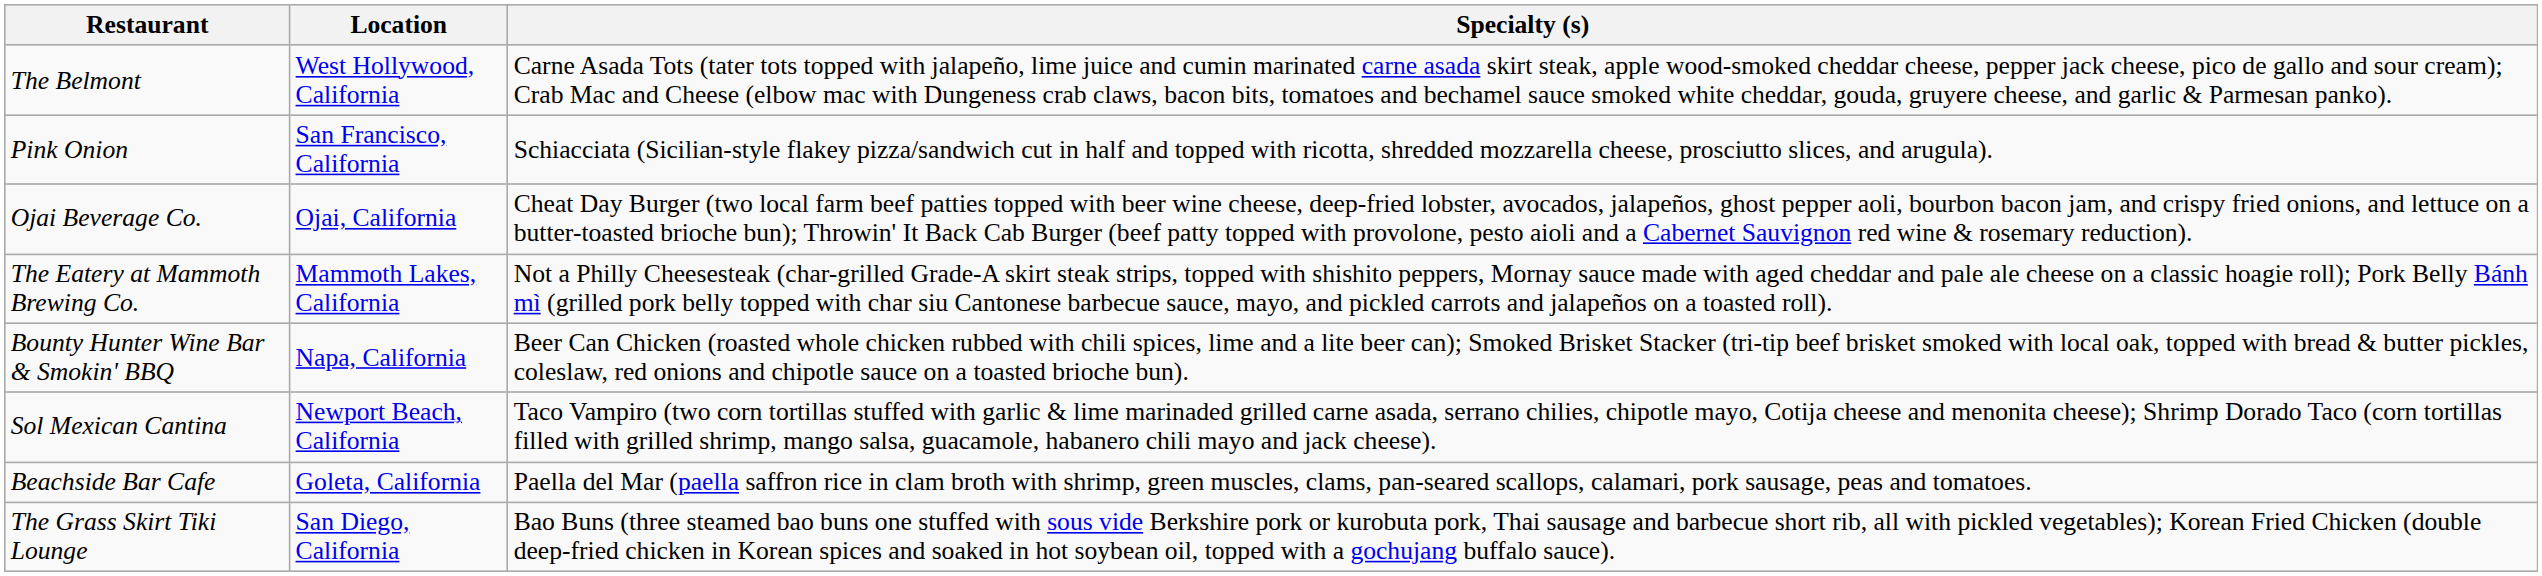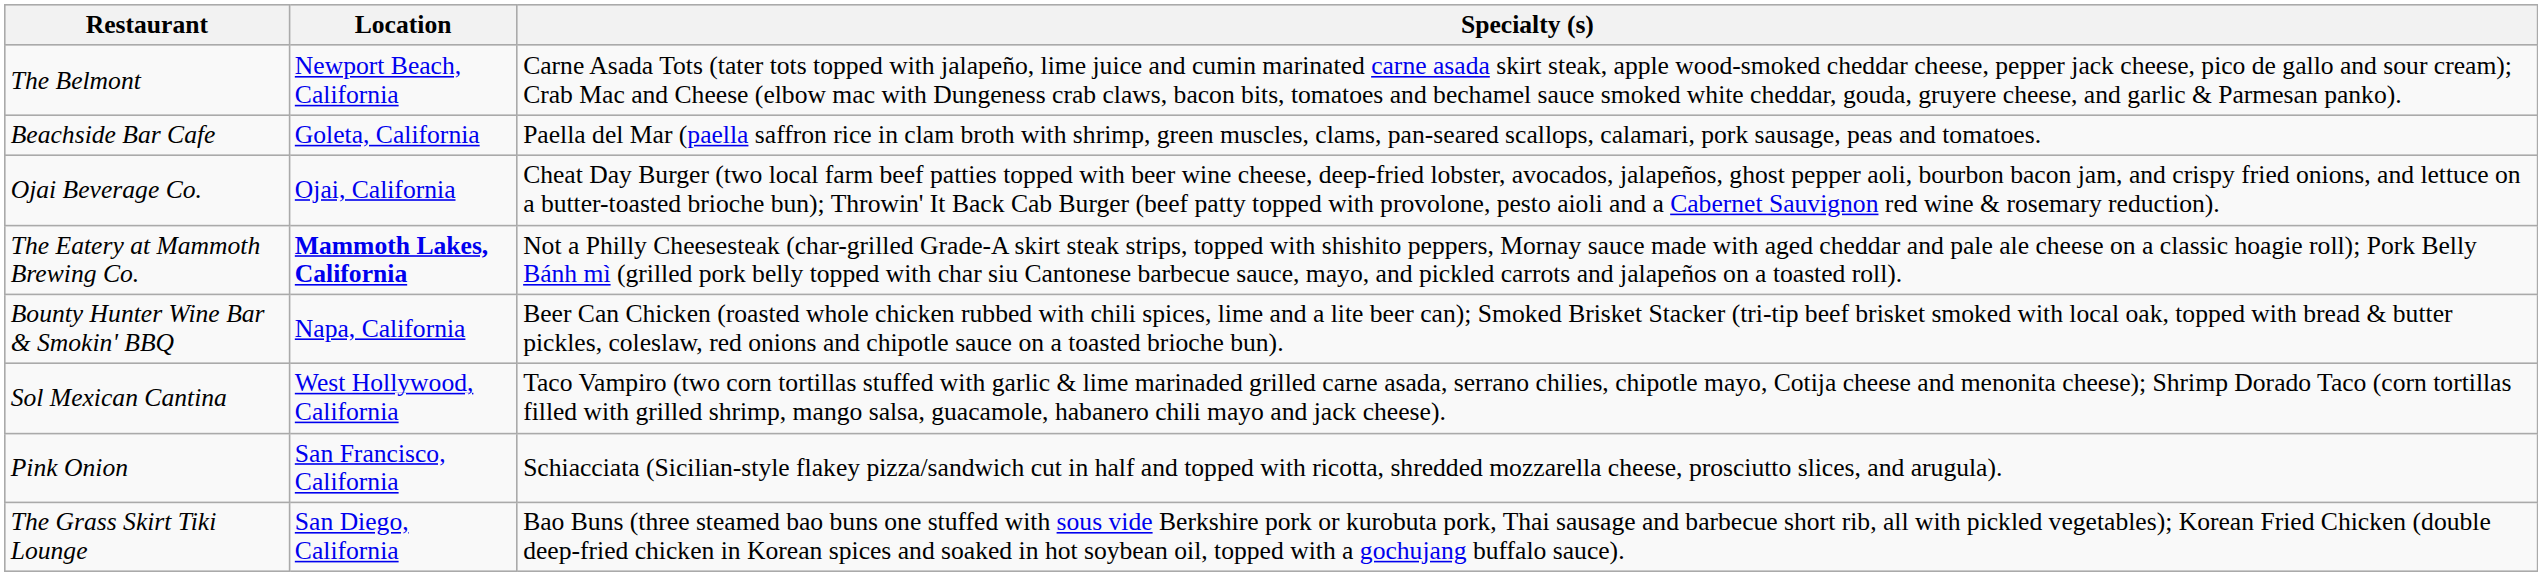(385, 79) West Hollywood, California -> (378, 79) Newport Beach, California
rows swapped: (69, 149) <-> (113, 481)
(386, 288) normal -> (392, 259) bold
(379, 426) Newport Beach, California -> (384, 398) West Hollywood, California
